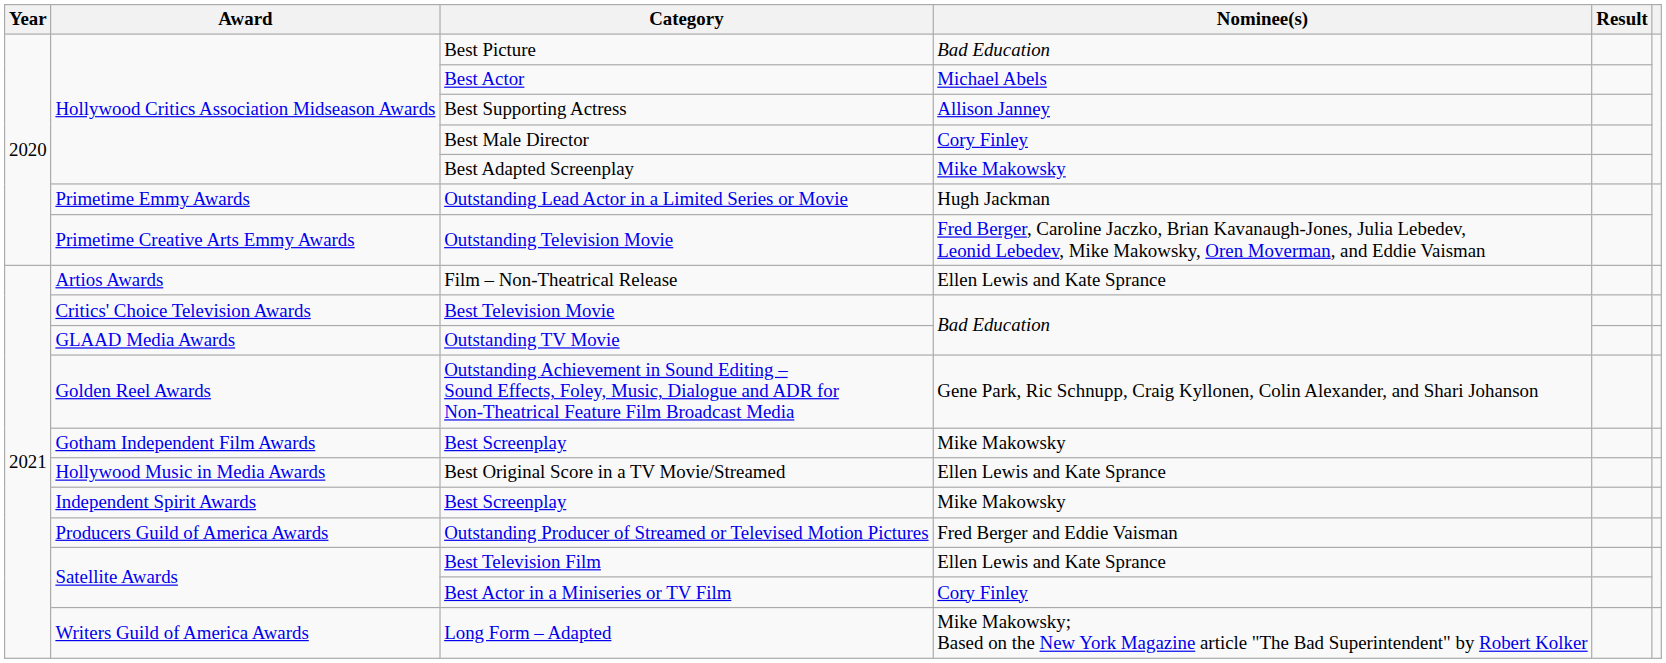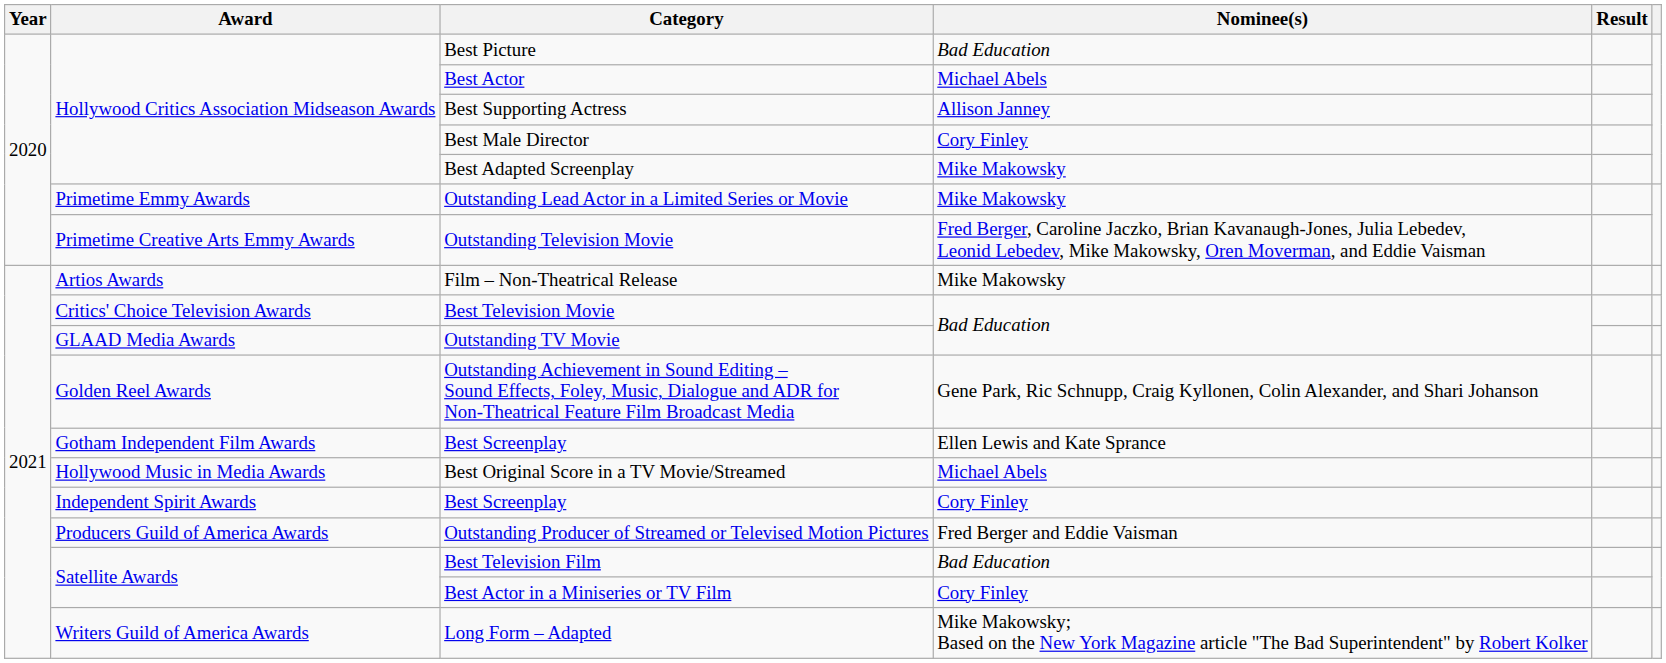(994, 199) Hugh Jackman -> (1002, 199) Mike Makowsky
(1052, 280) Ellen Lewis and Kate Sprance -> (1002, 280) Mike Makowsky
(1002, 442) Mike Makowsky -> (1052, 442) Ellen Lewis and Kate Sprance
(1052, 472) Ellen Lewis and Kate Sprance -> (992, 472) Michael Abels
(1002, 502) Mike Makowsky -> (983, 502) Cory Finley
(1052, 562) Ellen Lewis and Kate Sprance -> (994, 562) Bad Education
